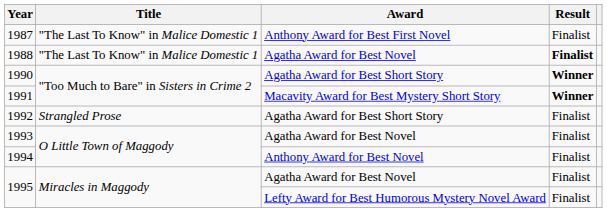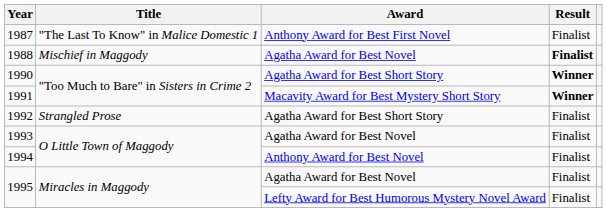(149, 55) "The Last To Know" in Malice Domestic 1 -> (93, 55) Mischief in Maggody
